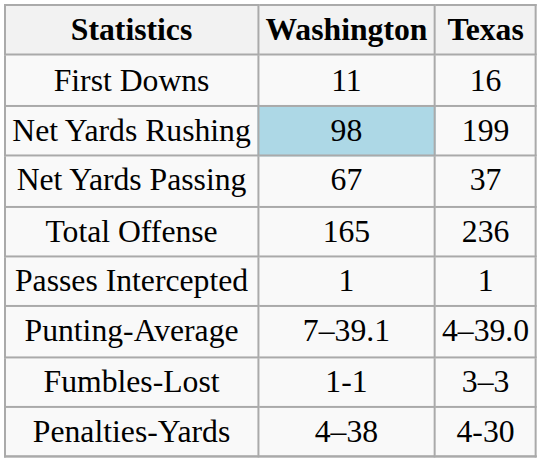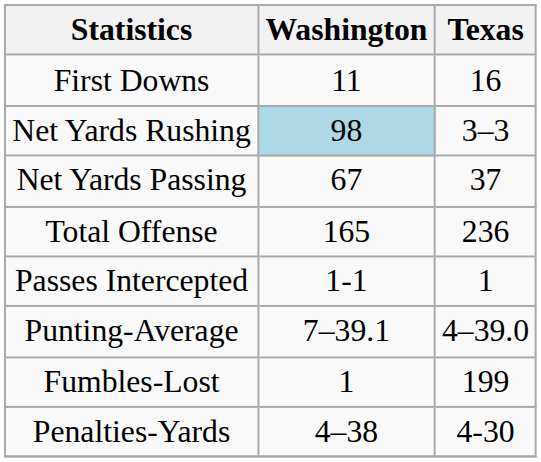(486, 130) 199 -> (486, 130) 3–3
(346, 280) 1 -> (346, 280) 1-1
(346, 381) 1-1 -> (346, 381) 1
(486, 381) 3–3 -> (486, 381) 199
